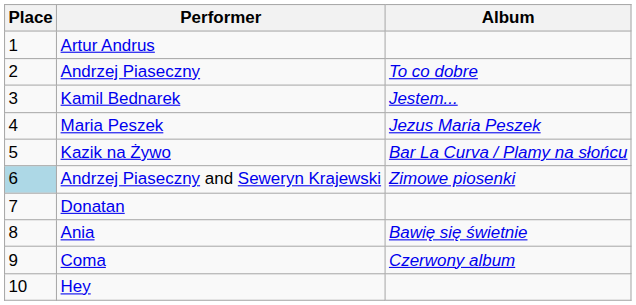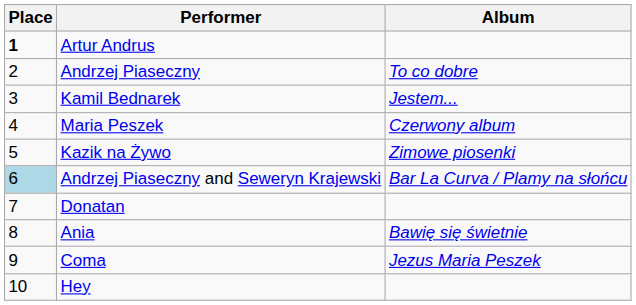(13, 44) normal -> (13, 44) bold
(465, 125) Jezus Maria Peszek -> (452, 125) Czerwony album
(508, 152) Bar La Curva / Plamy na słońcu -> (452, 152) Zimowe piosenki
(452, 179) Zimowe piosenki -> (508, 179) Bar La Curva / Plamy na słońcu
(452, 260) Czerwony album -> (465, 260) Jezus Maria Peszek
